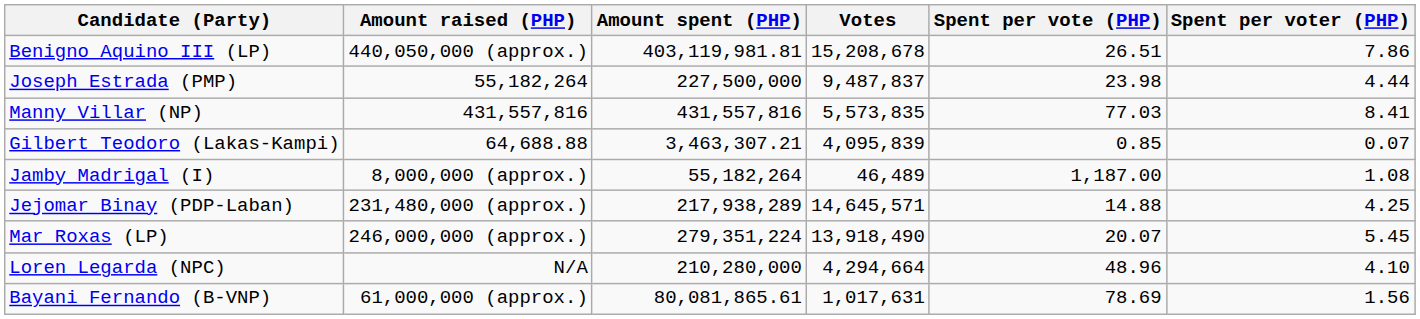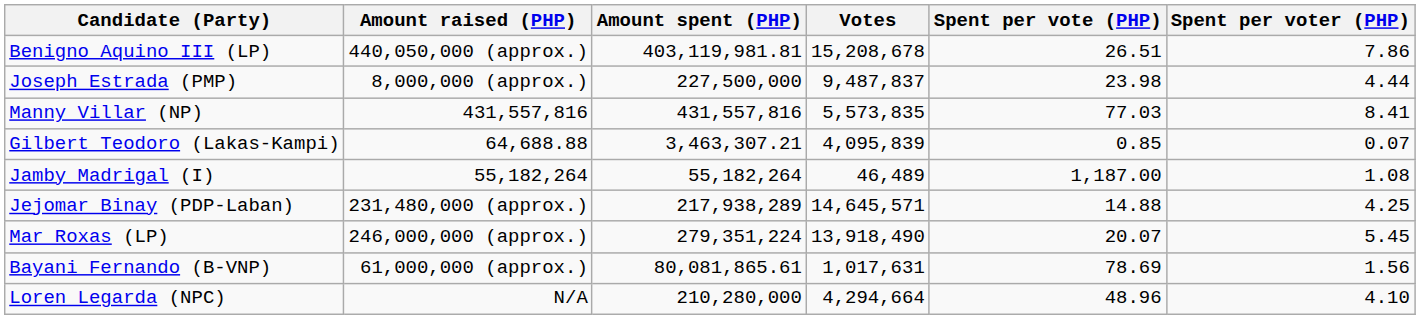(531, 82) 55,182,264 -> (480, 82) 8,000,000 (approx.)
(480, 175) 8,000,000 (approx.) -> (531, 175) 55,182,264
rows swapped: (117, 268) <-> (140, 299)
